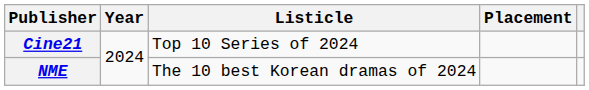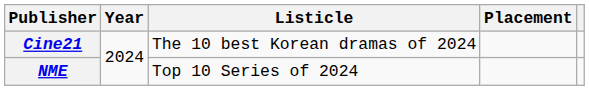(255, 45) Top 10 Series of 2024 -> (314, 45) The 10 best Korean dramas of 2024
(314, 71) The 10 best Korean dramas of 2024 -> (255, 71) Top 10 Series of 2024
